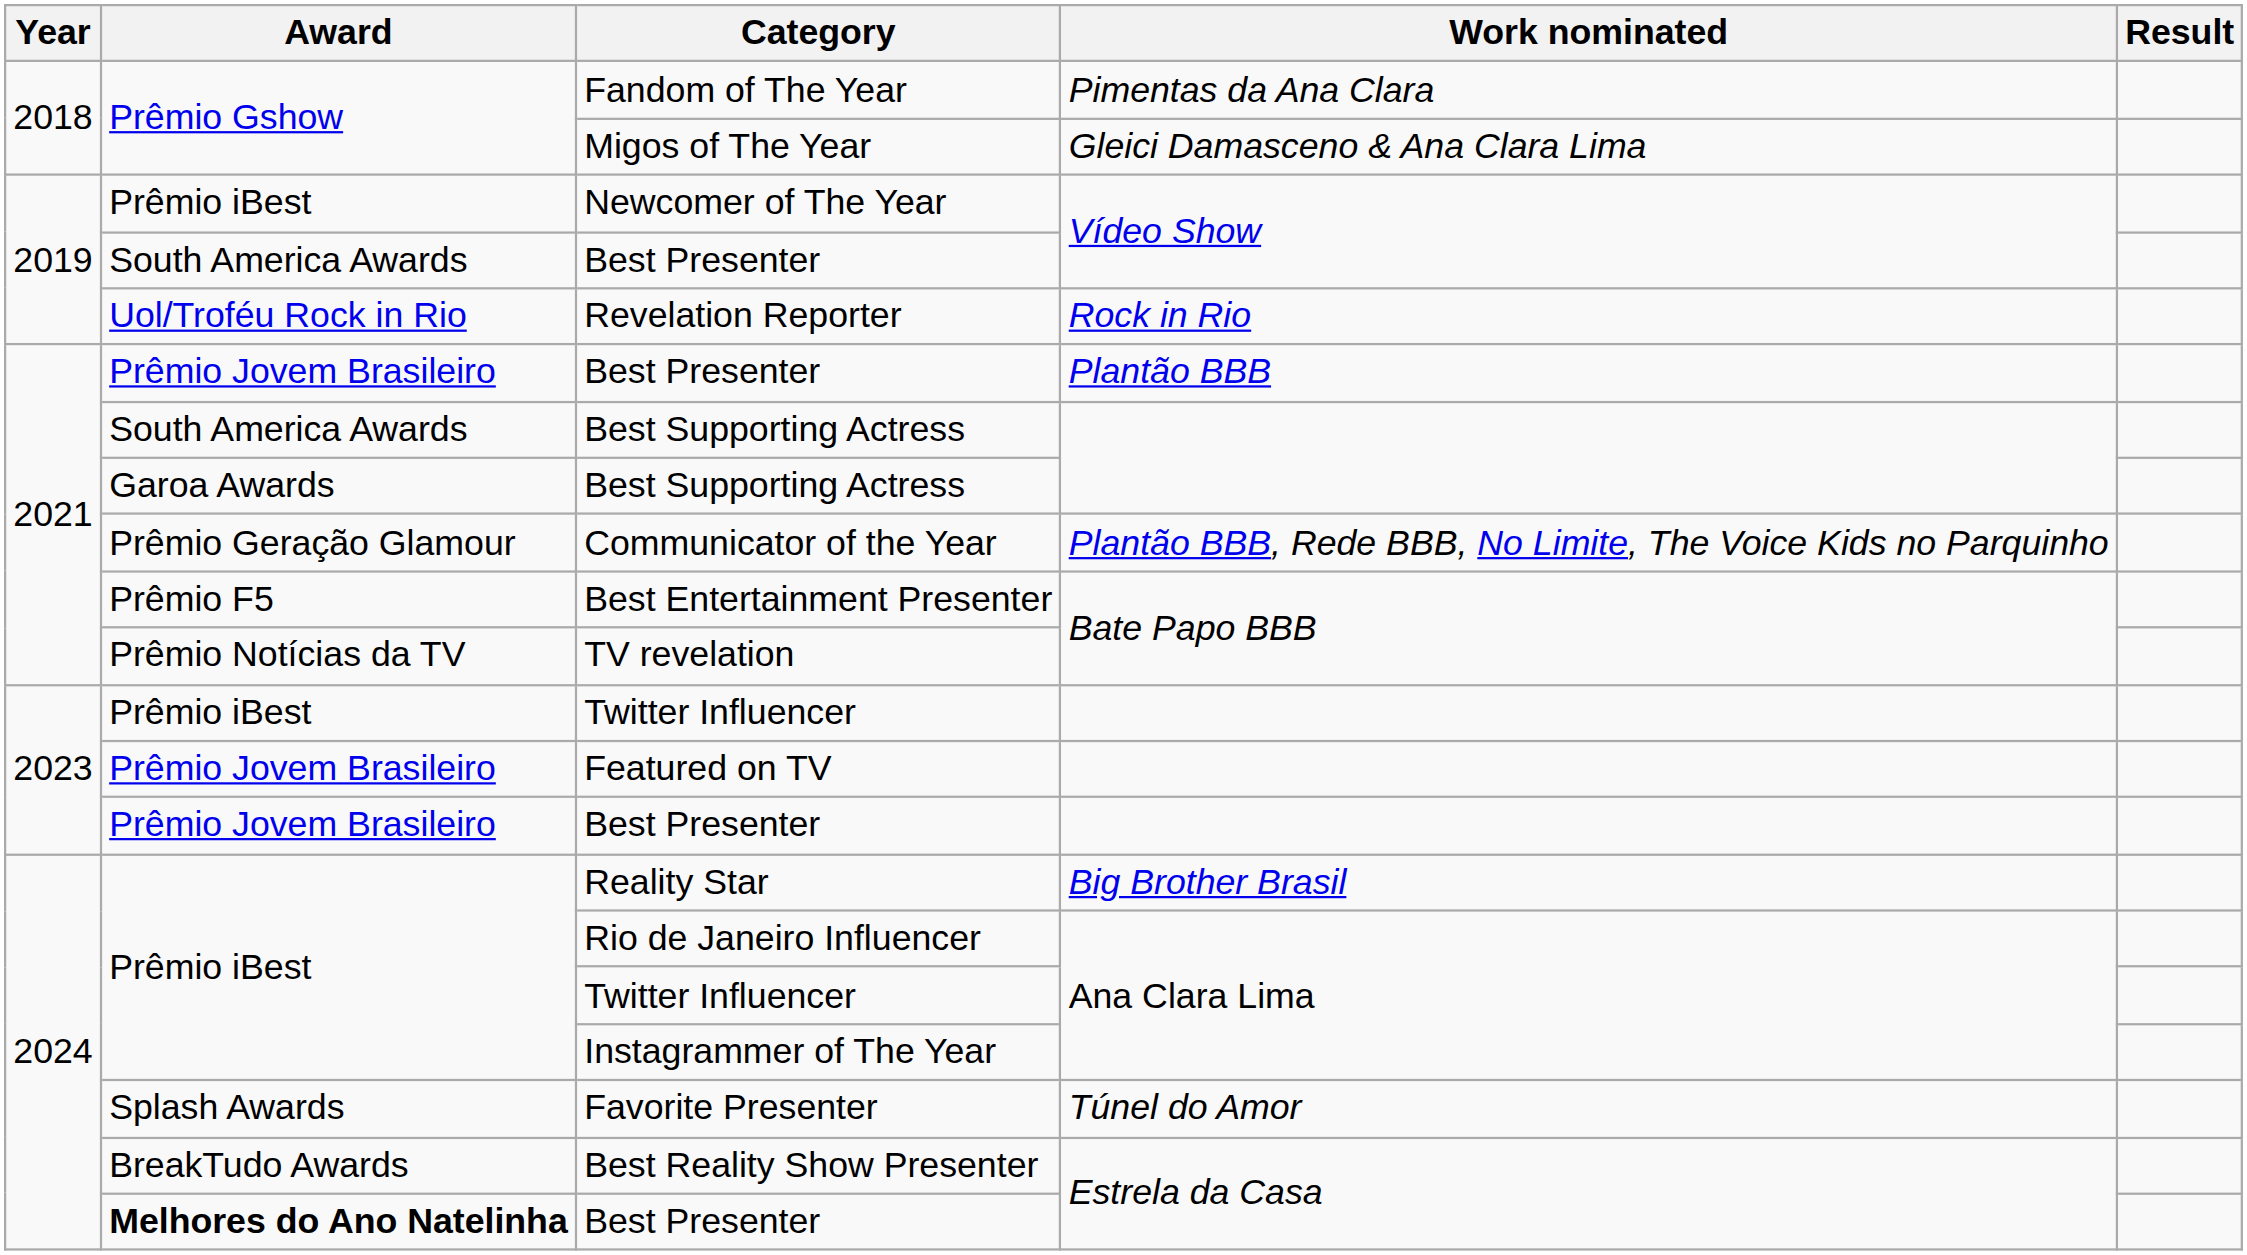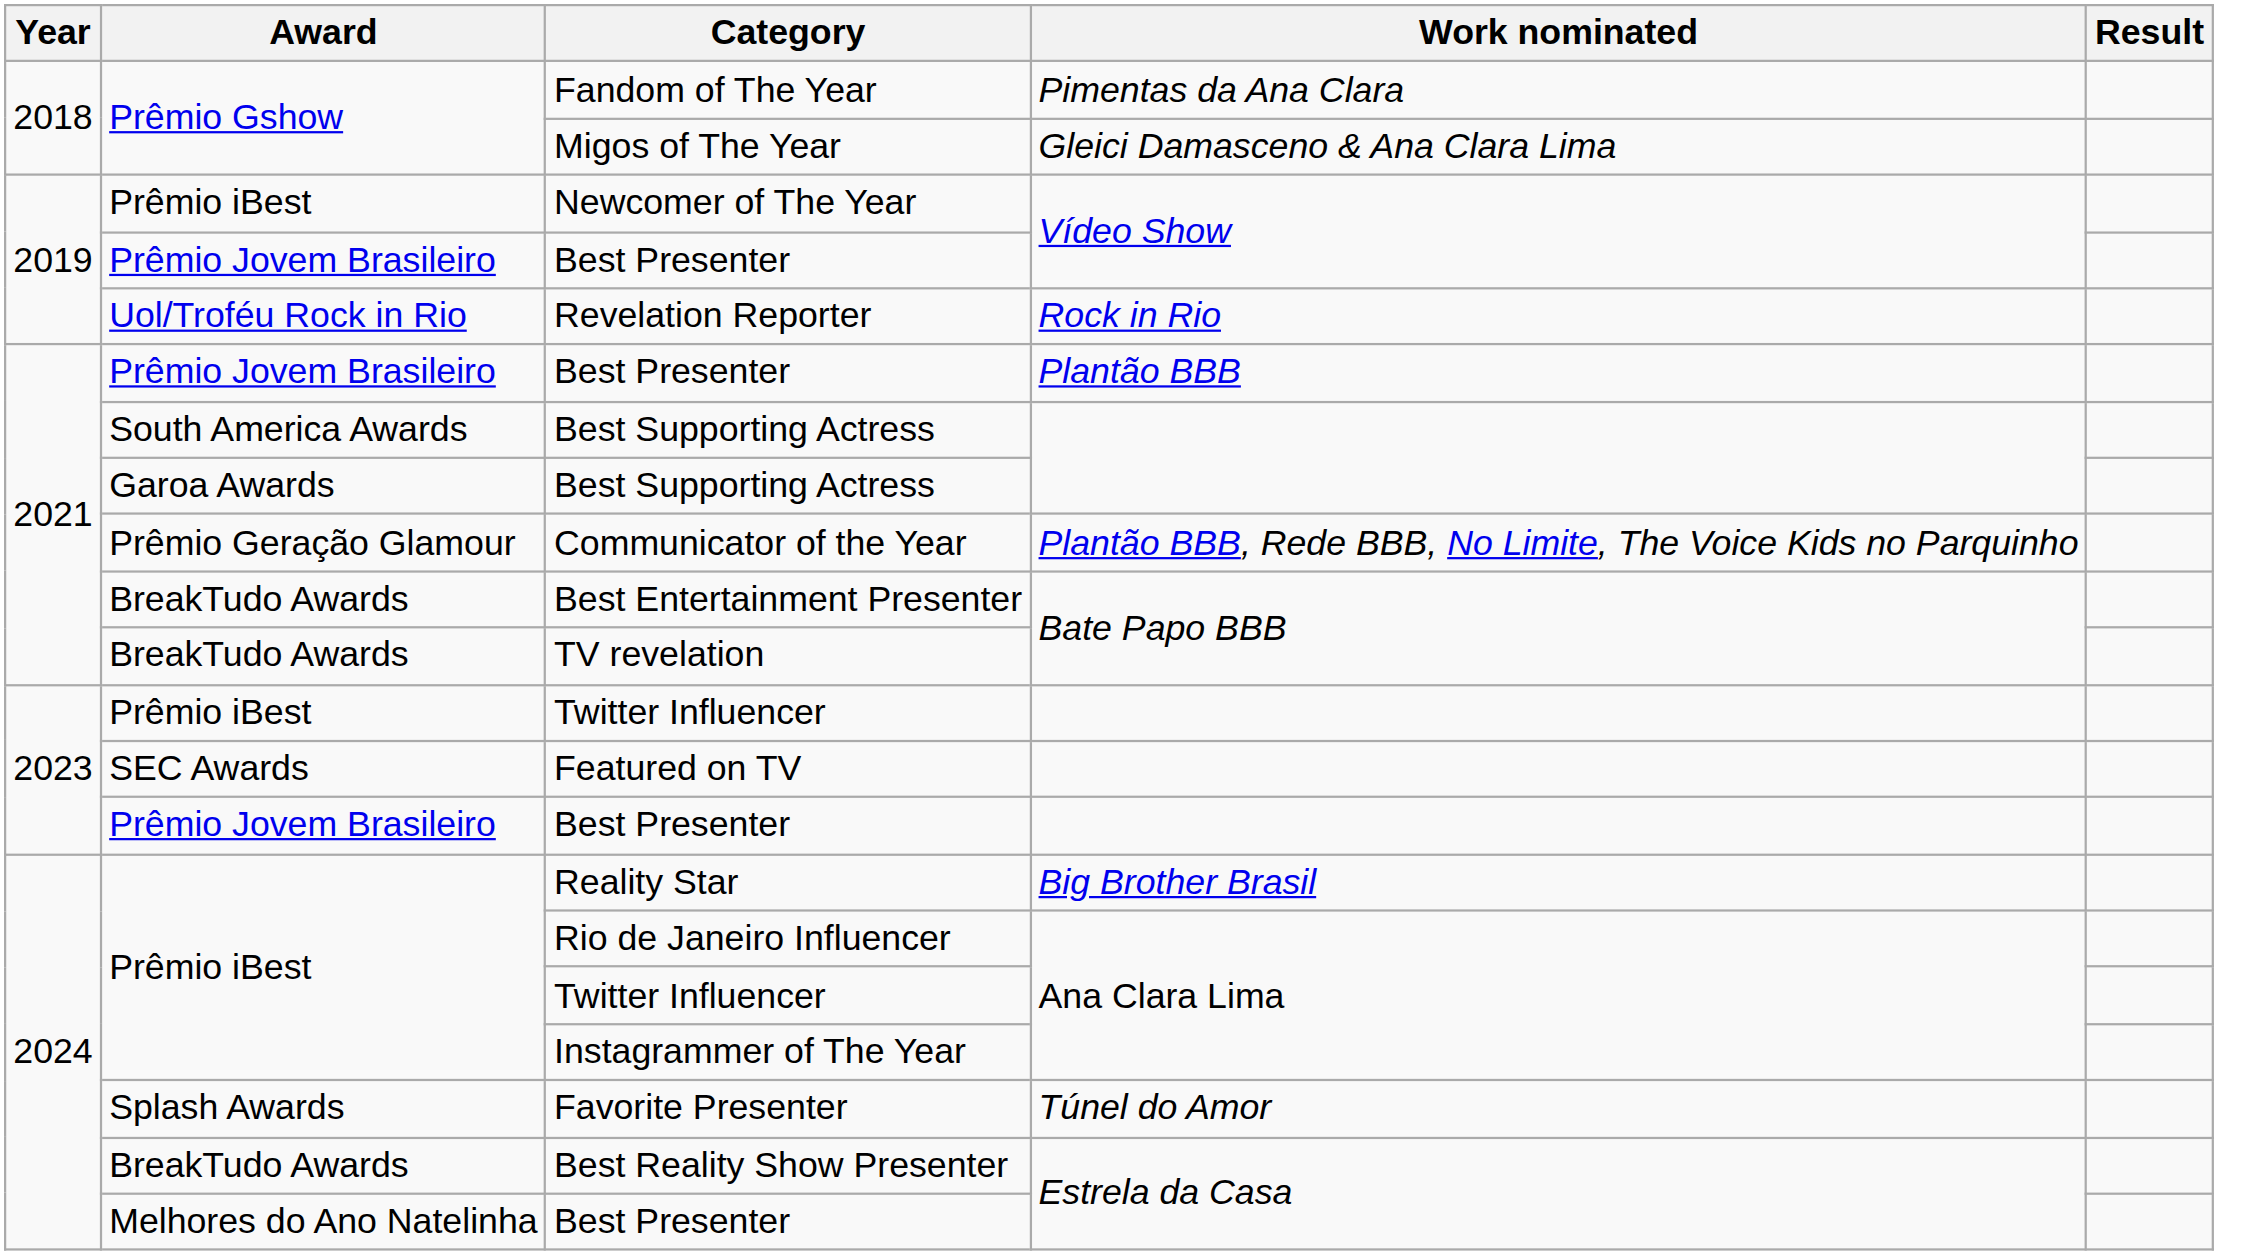(288, 259) South America Awards -> (302, 259) Prêmio Jovem Brasileiro
(191, 598) Prêmio F5 -> (259, 598) BreakTudo Awards
(287, 655) Prêmio Notícias da TV -> (259, 655) BreakTudo Awards
(302, 768) Prêmio Jovem Brasileiro -> (209, 768) SEC Awards
(338, 1221) bold -> (323, 1221) normal
